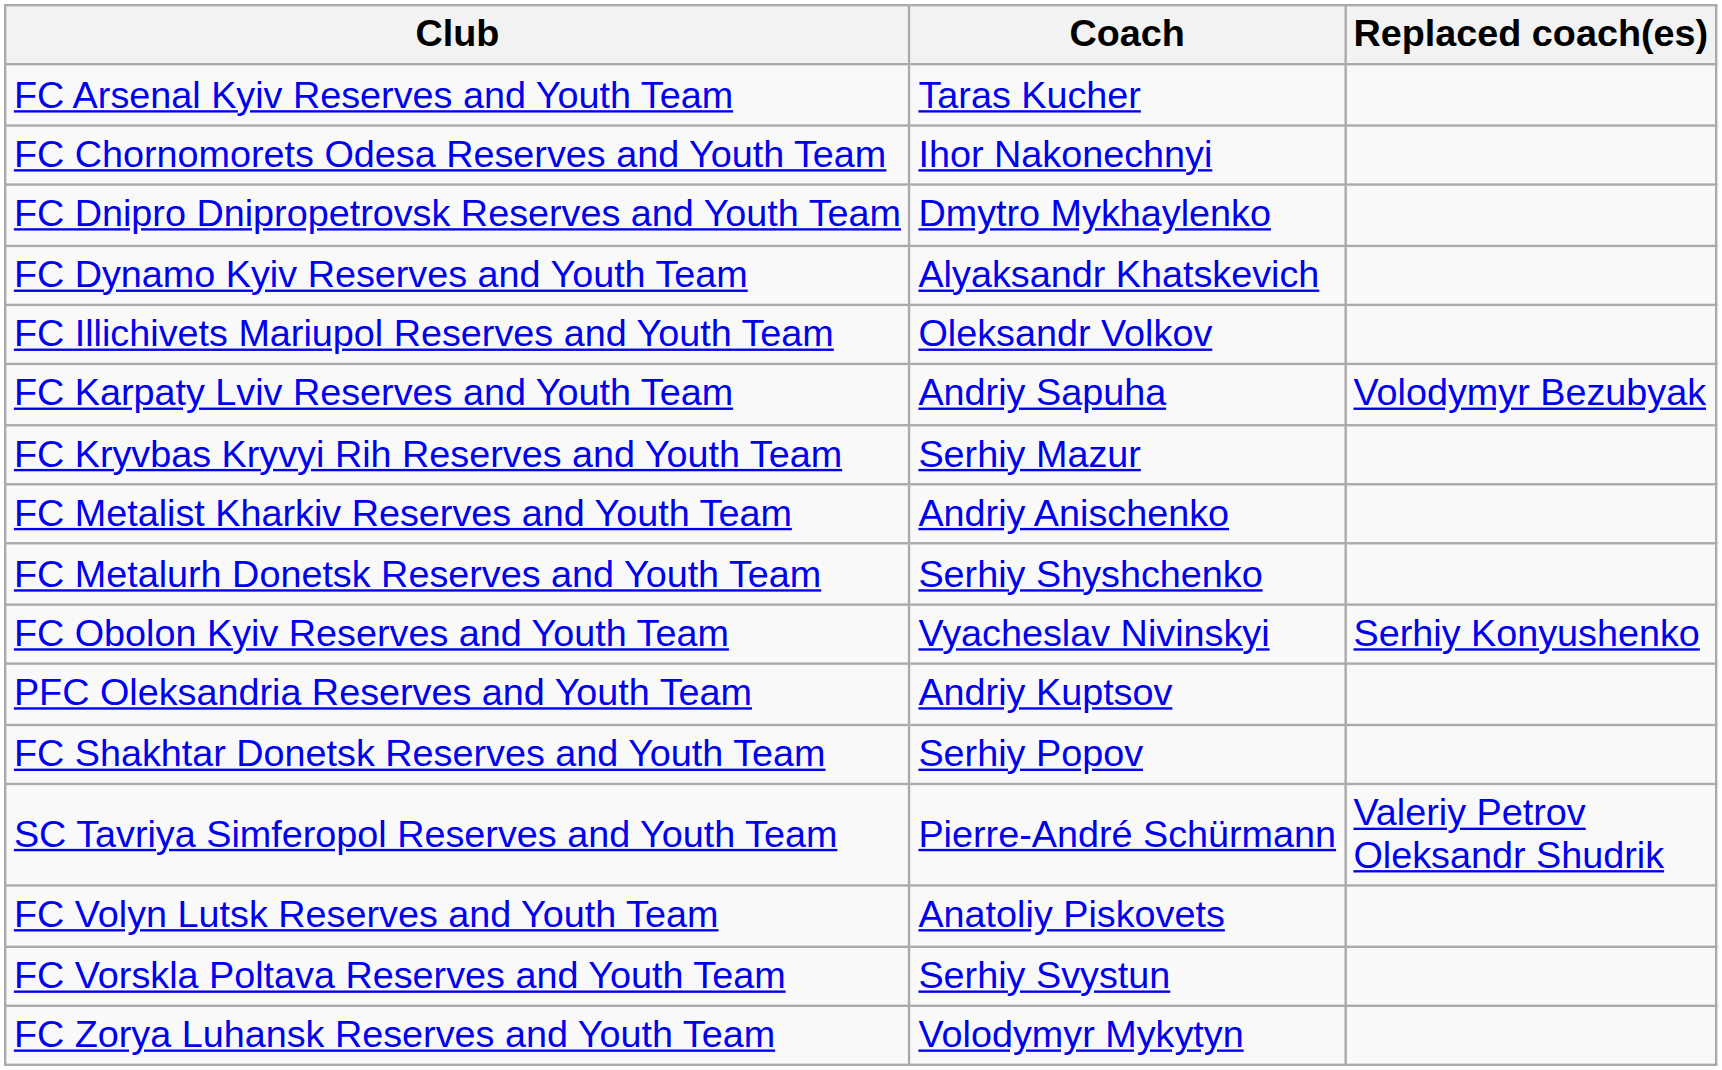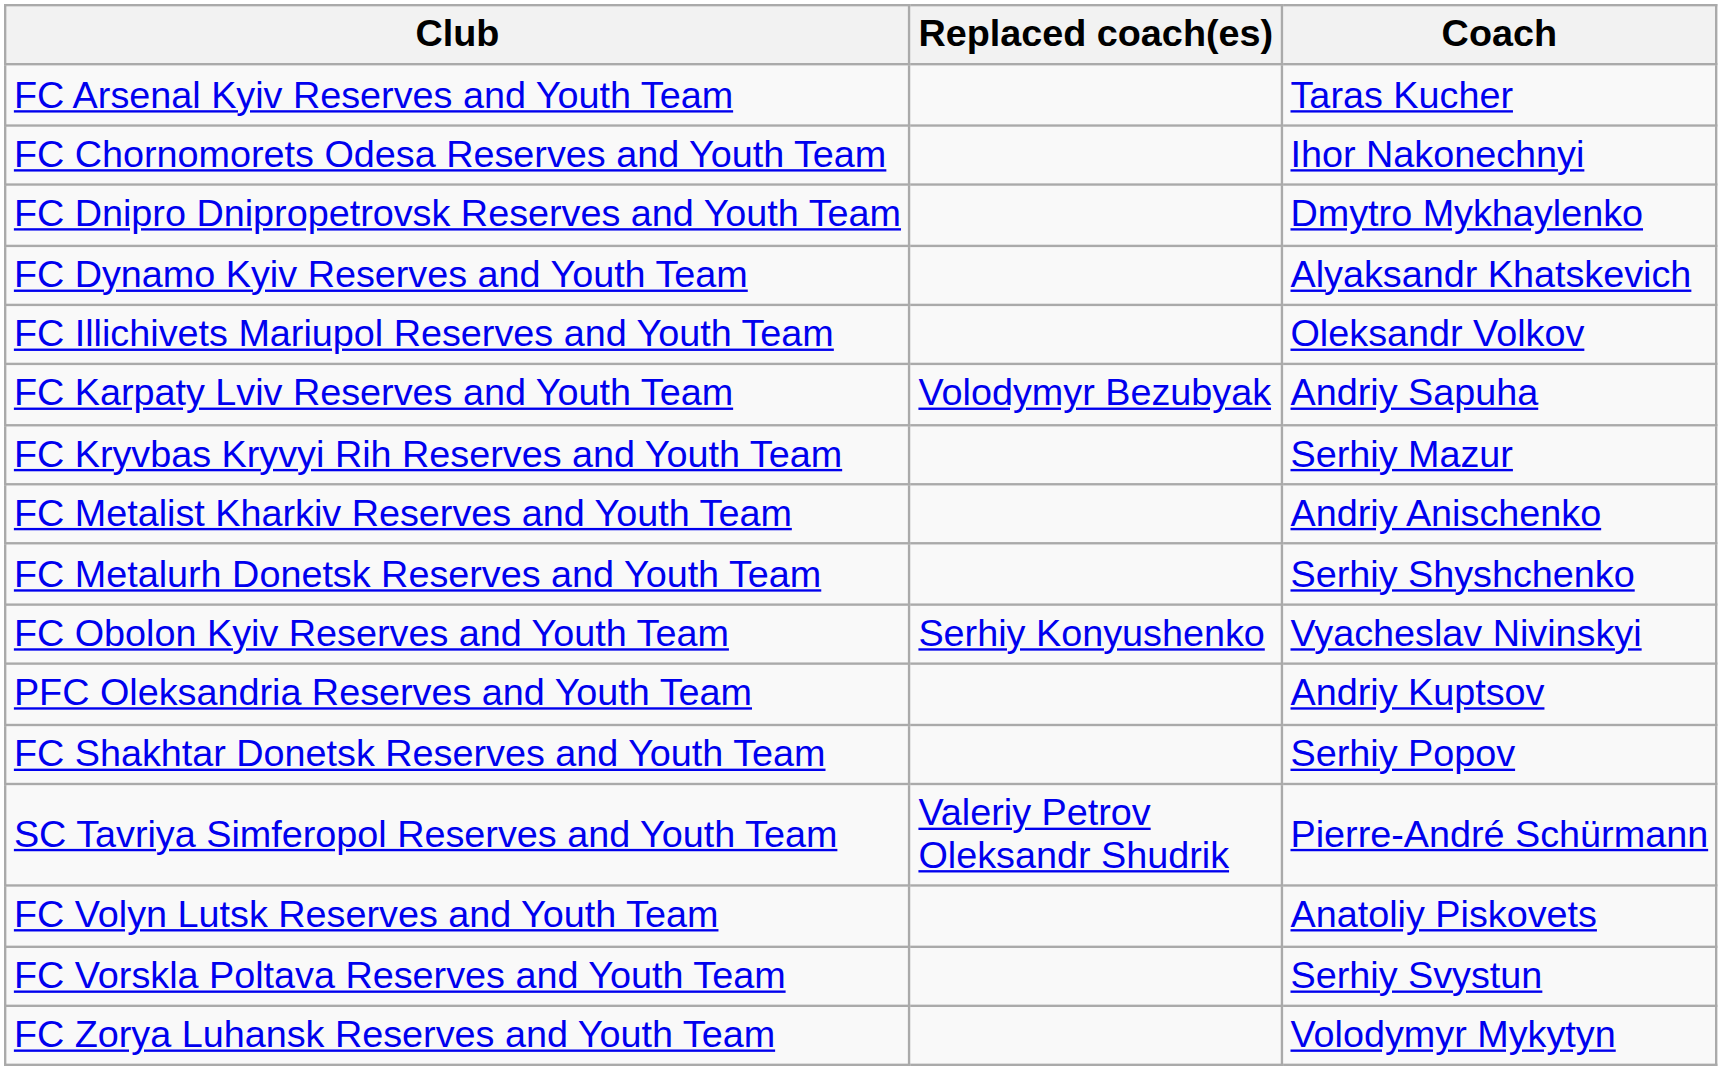columns swapped: (1127, 34) <-> (1531, 34)
